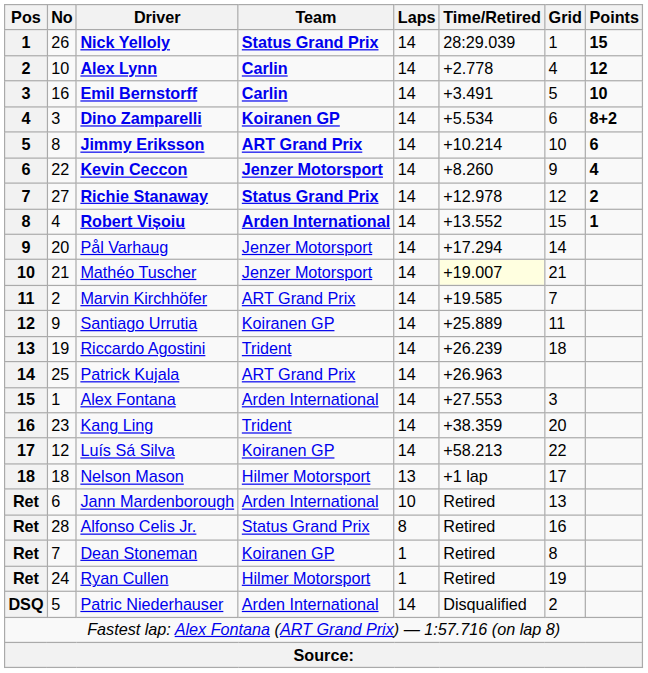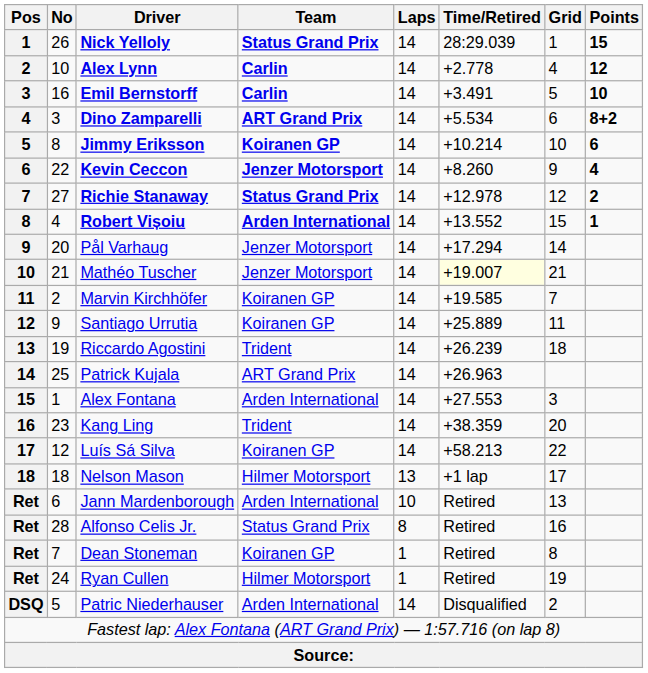(291, 119) Koiranen GP -> (302, 119) ART Grand Prix
(302, 144) ART Grand Prix -> (291, 144) Koiranen GP
(299, 298) ART Grand Prix -> (288, 298) Koiranen GP
